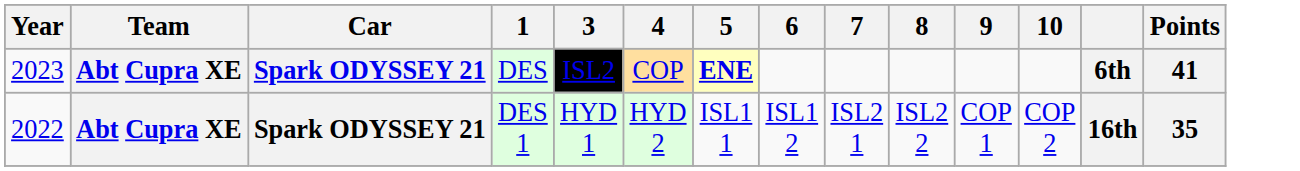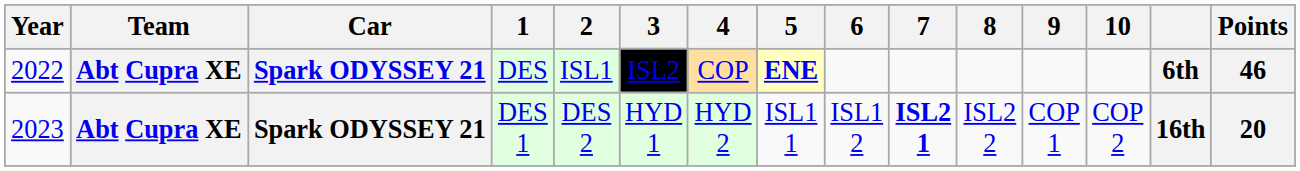+ column: (586, 26)
(37, 70) 2023 -> (37, 70) 2022
(1185, 70) 41 -> (1253, 70) 46
(37, 129) 2022 -> (37, 129) 2023
(857, 129) normal -> (923, 129) bold
(1185, 129) 35 -> (1253, 129) 20
